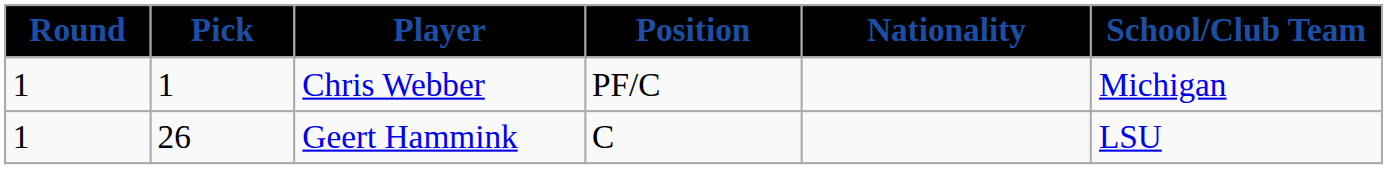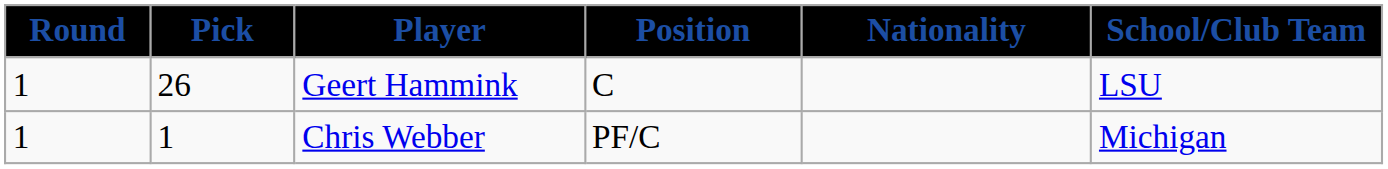rows swapped: (394, 83) <-> (410, 136)
